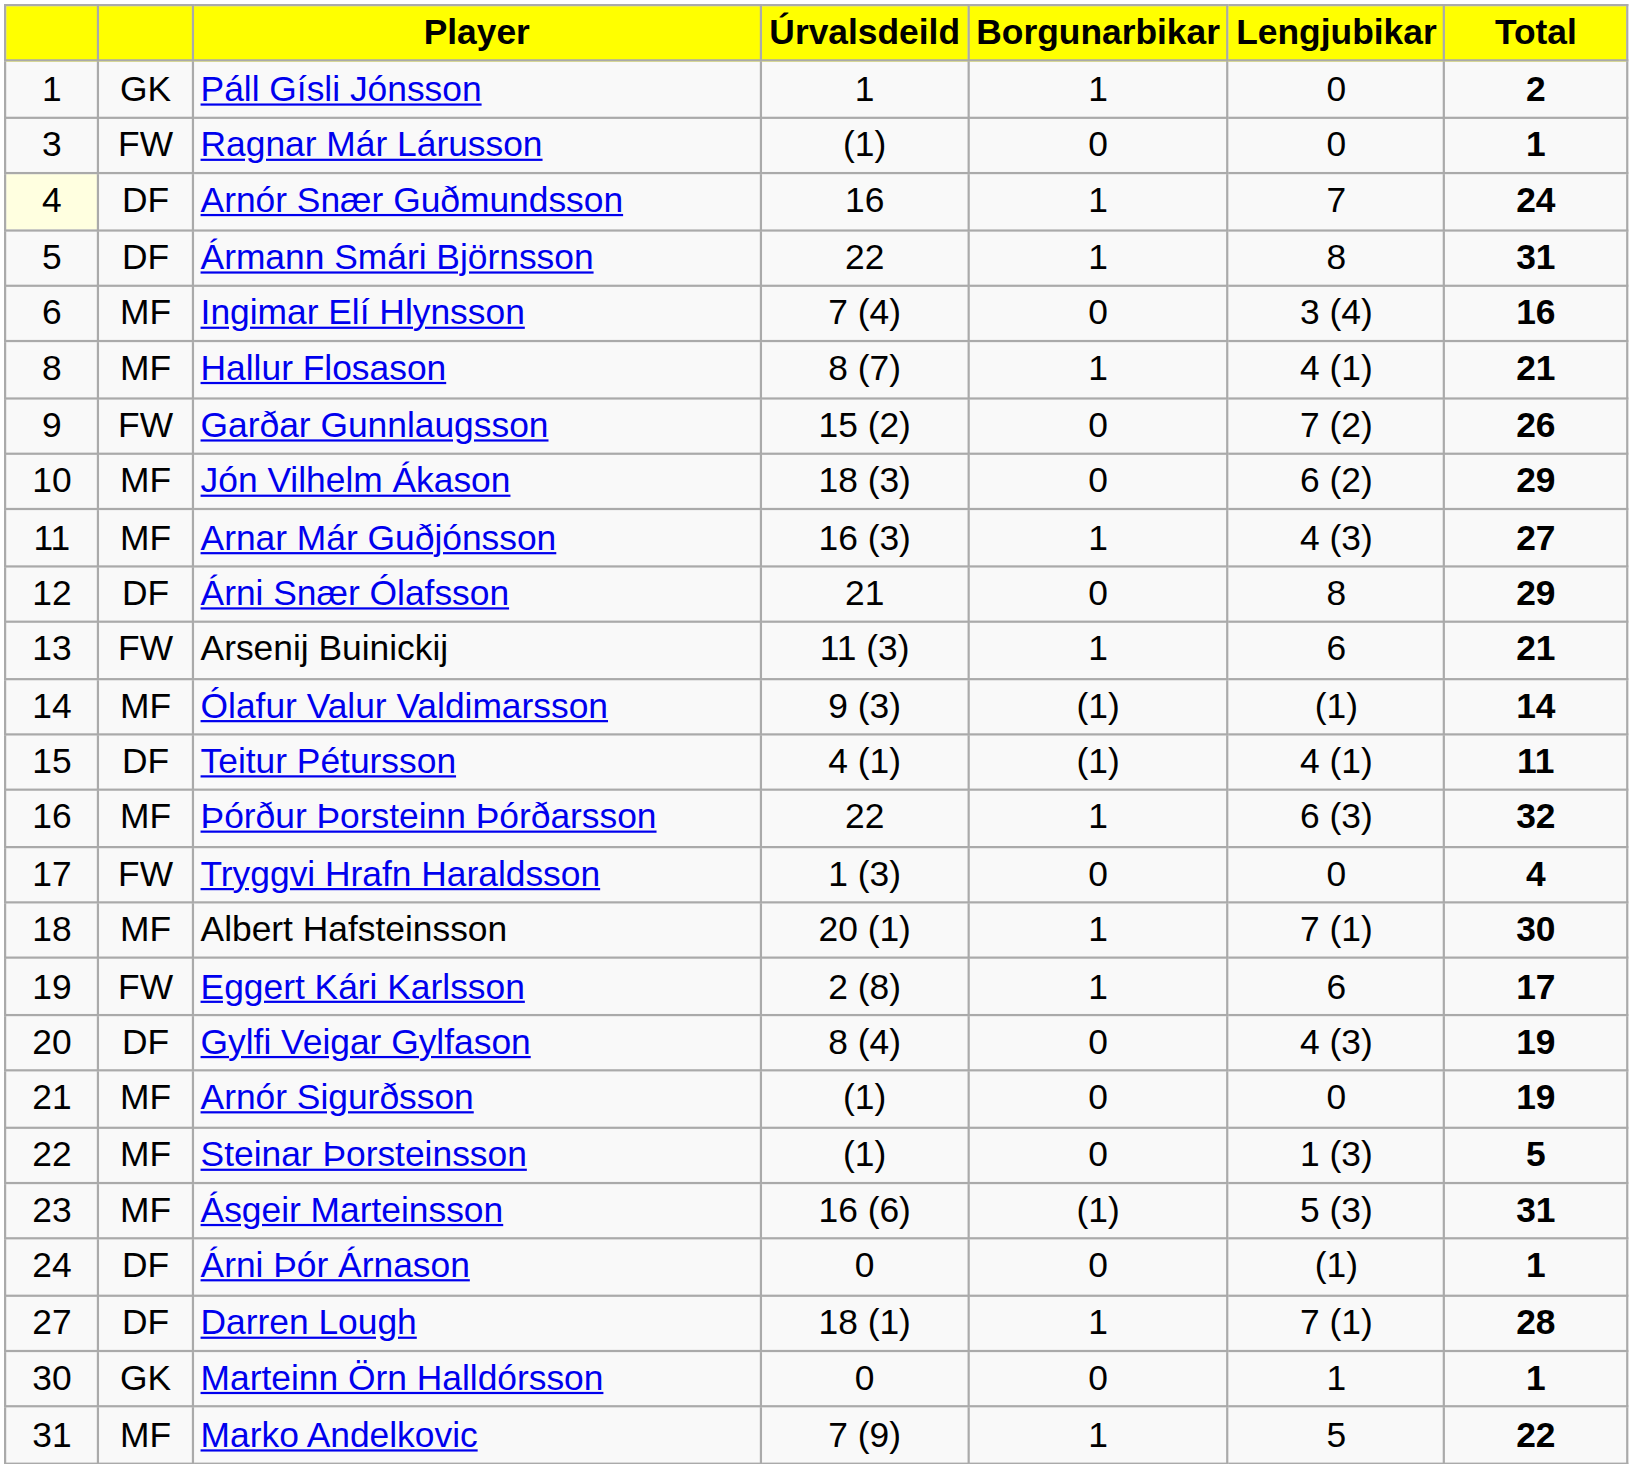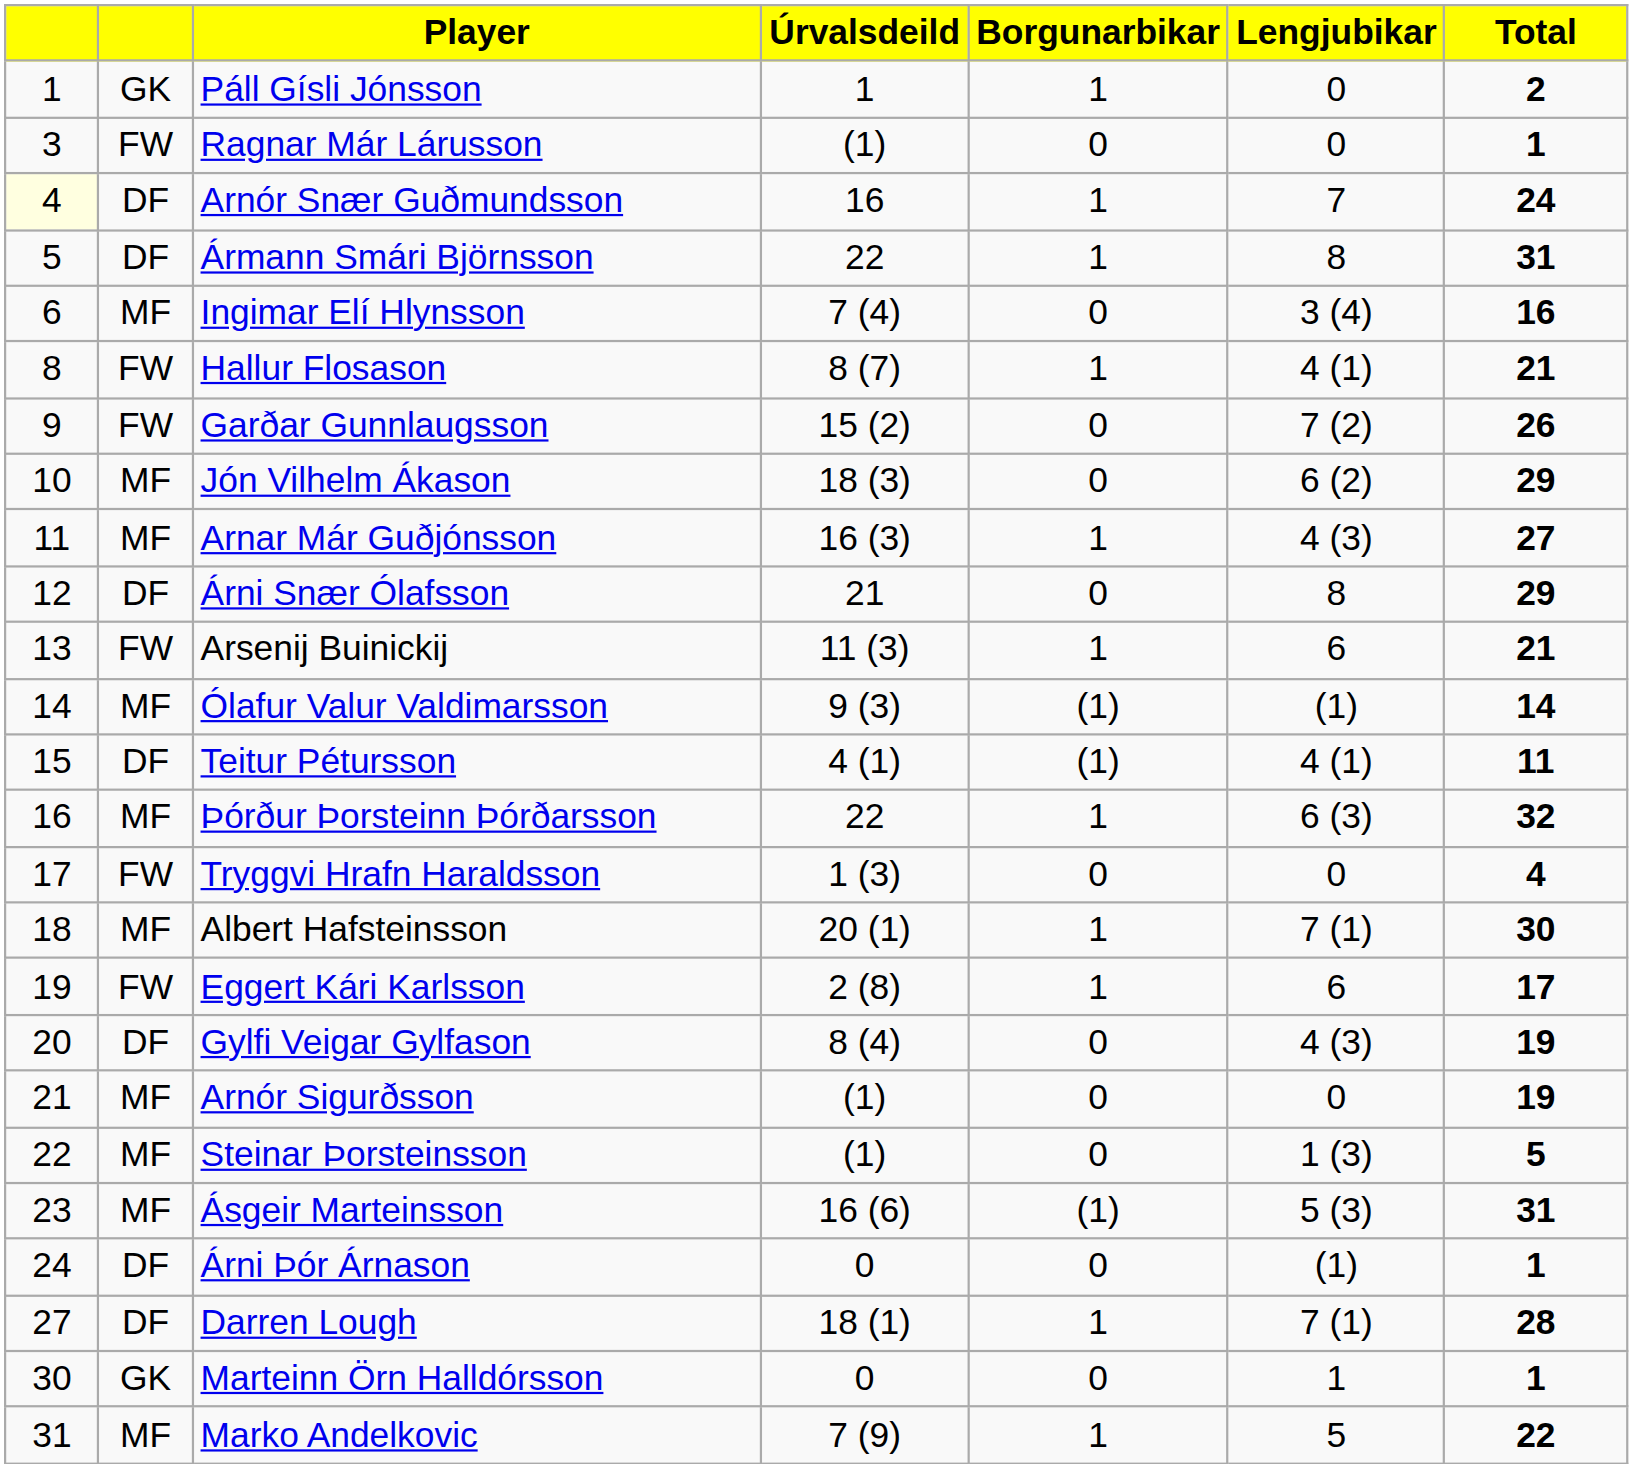(146, 369) MF -> (146, 369) FW
